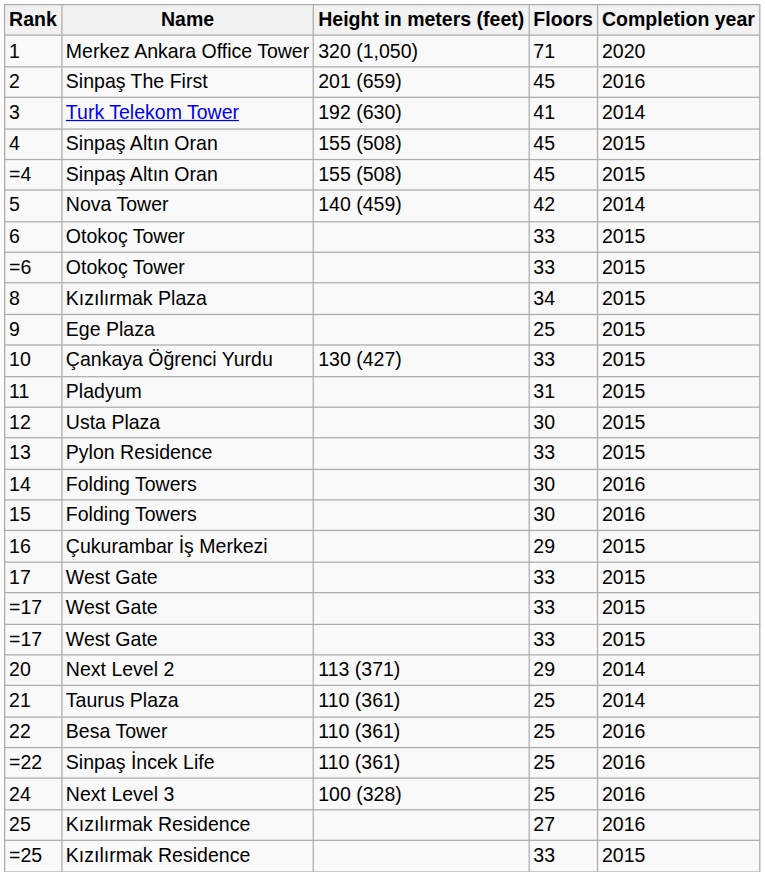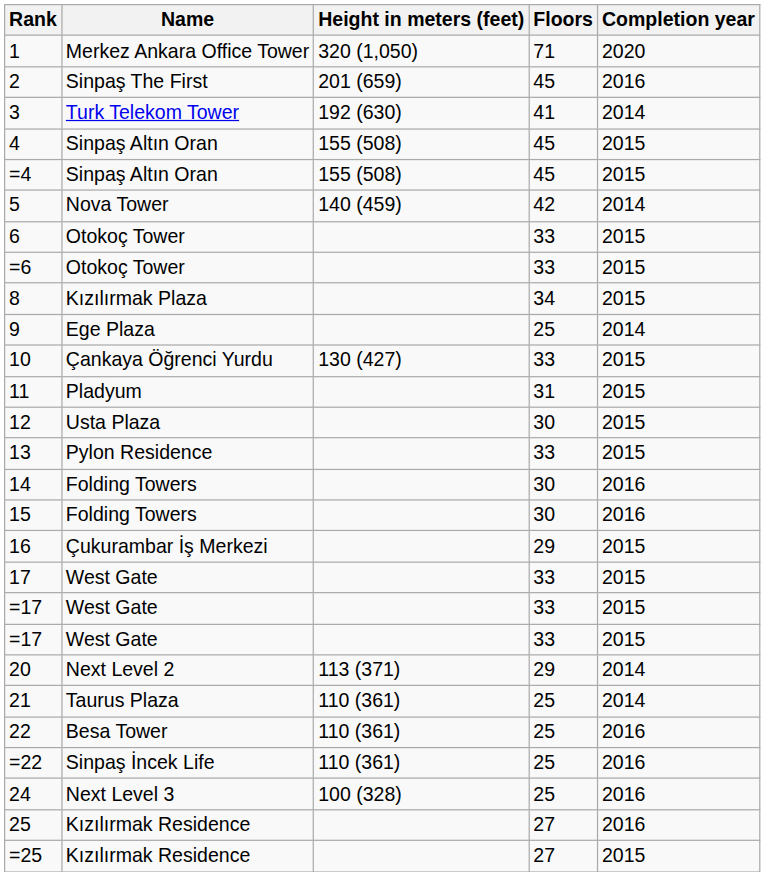(624, 329) 2015 -> (624, 329) 2014
(544, 855) 33 -> (544, 855) 27
